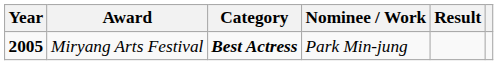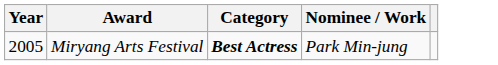- column: (458, 18)
(26, 45) bold -> (26, 45) normal
